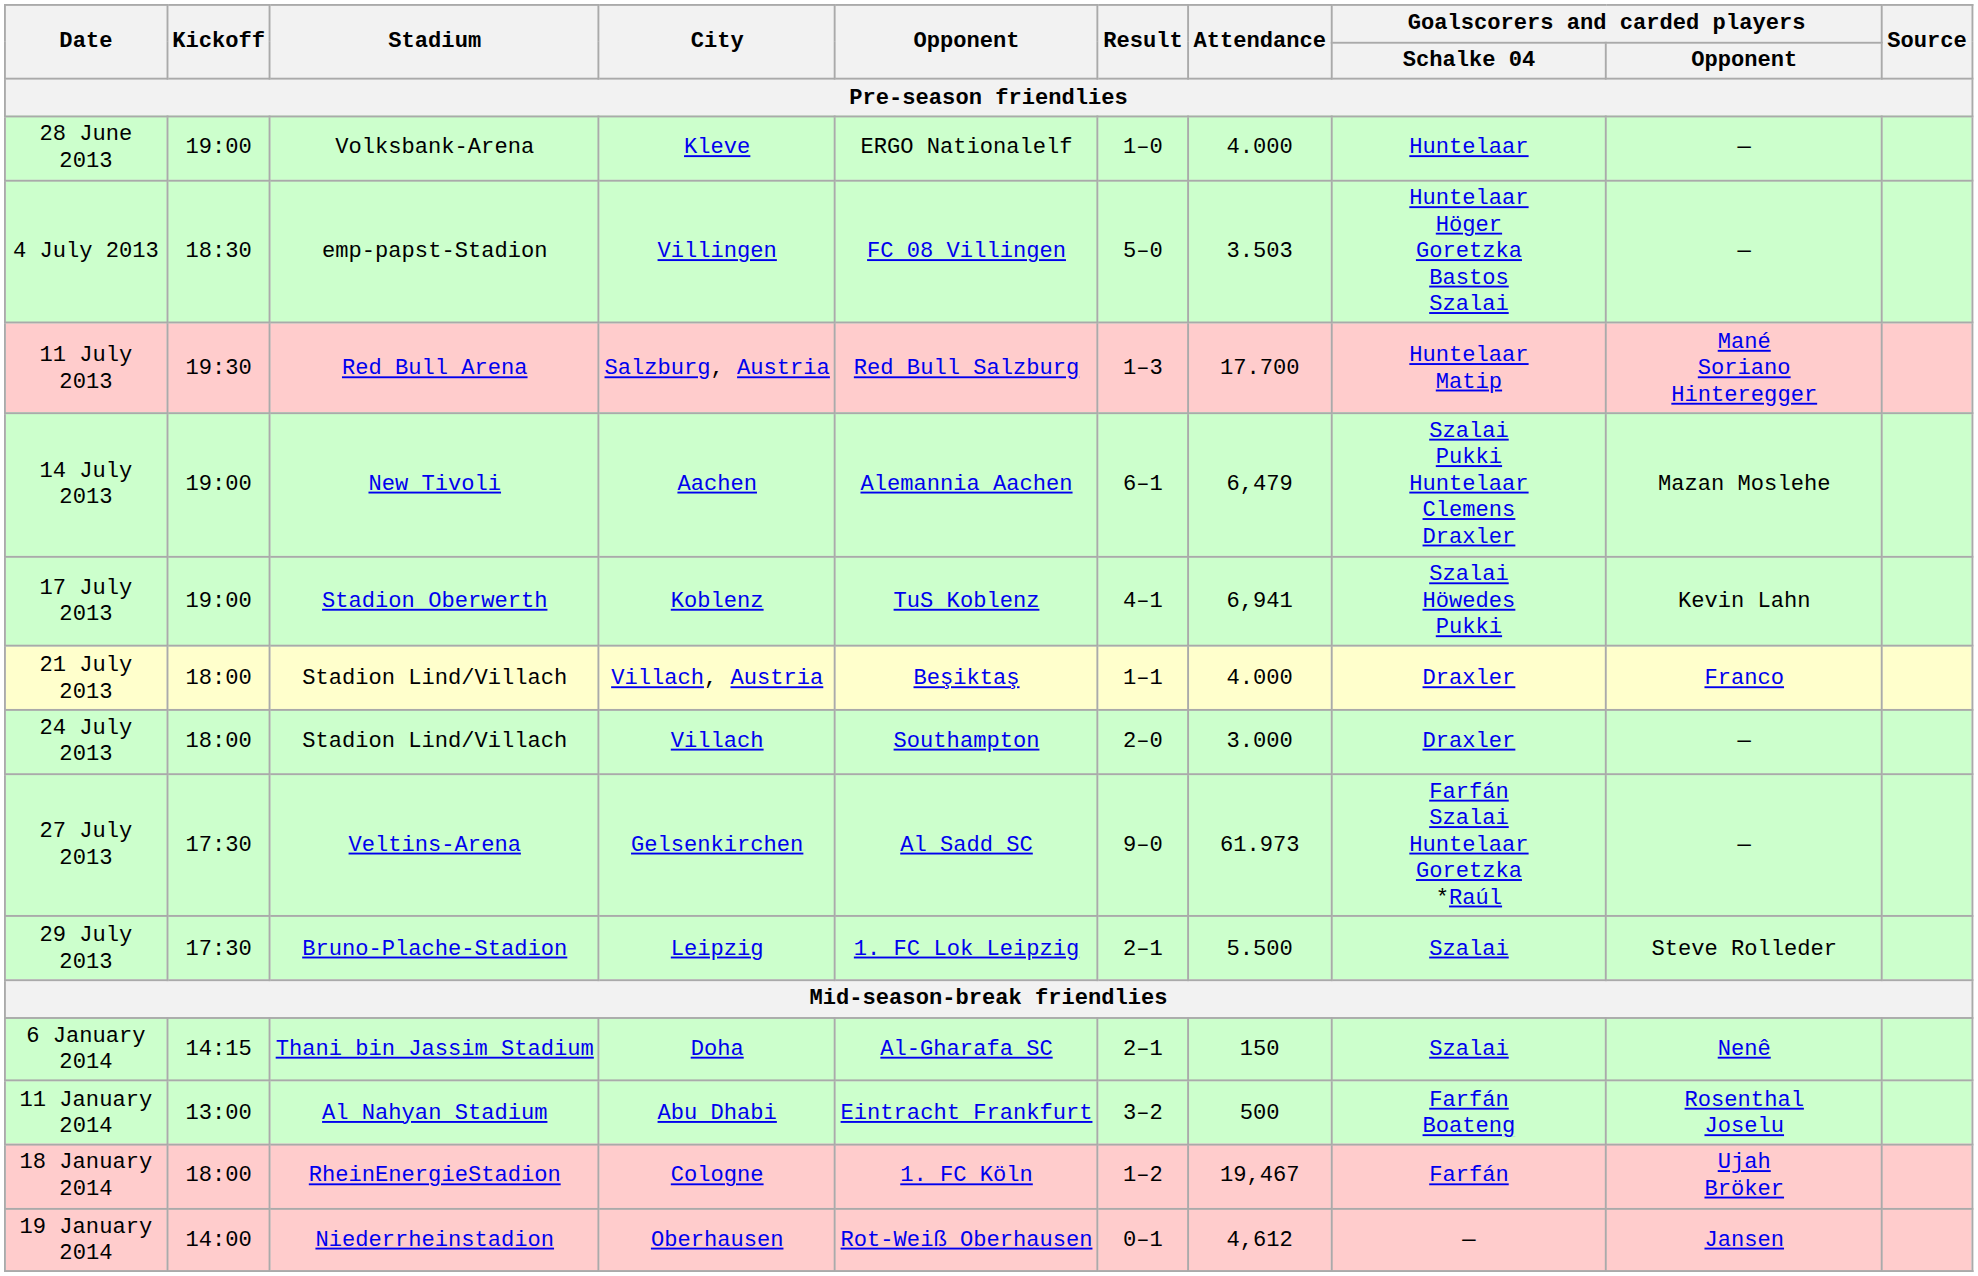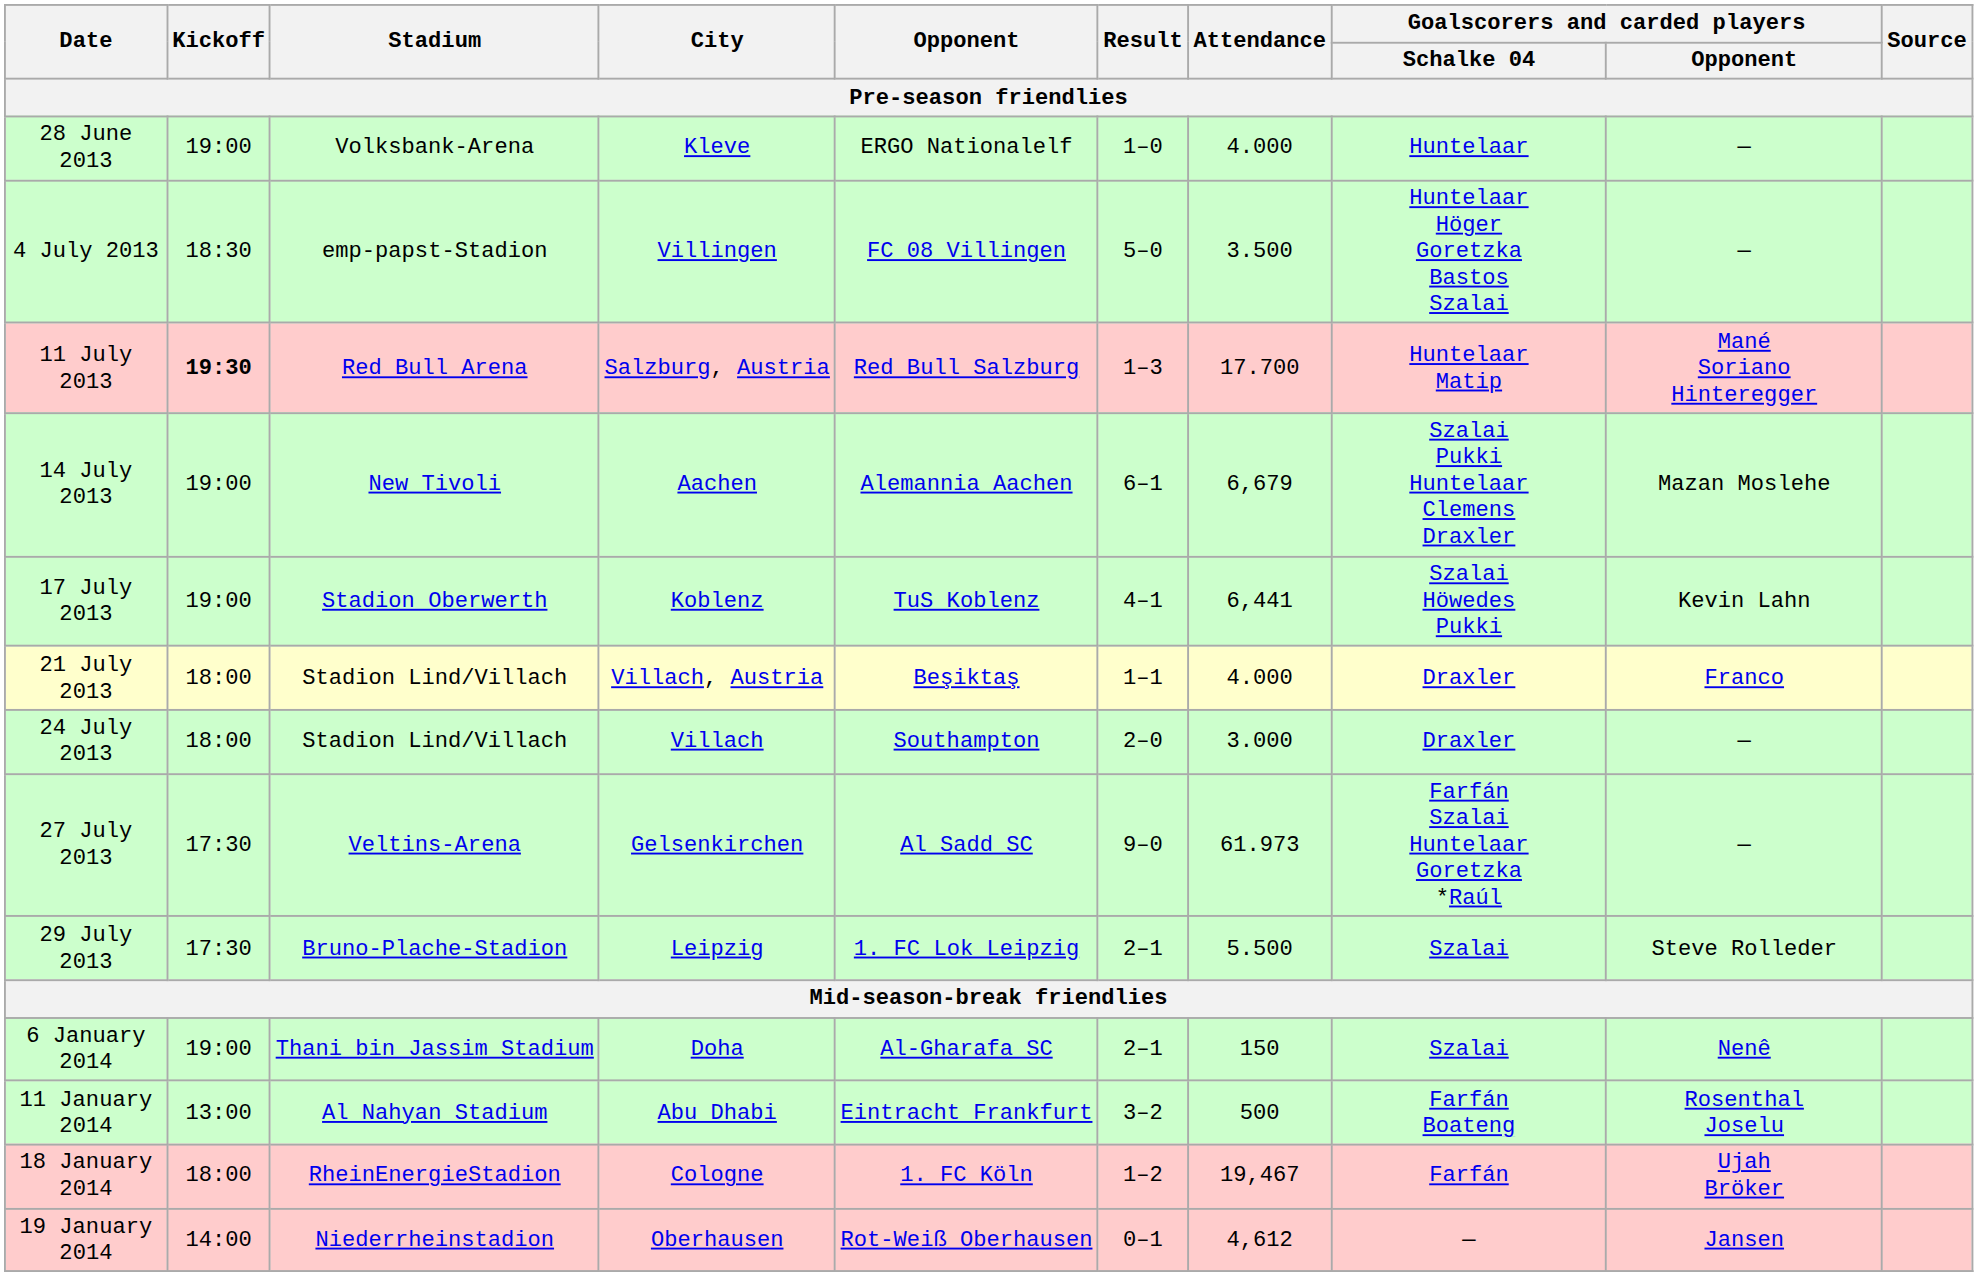(1260, 251) 3.503 -> (1260, 251) 3.500
(219, 368) normal -> (219, 368) bold
(1260, 484) 6,479 -> (1260, 484) 6,679
(1260, 601) 6,941 -> (1260, 601) 6,441
(219, 1049) 14:15 -> (219, 1049) 19:00
